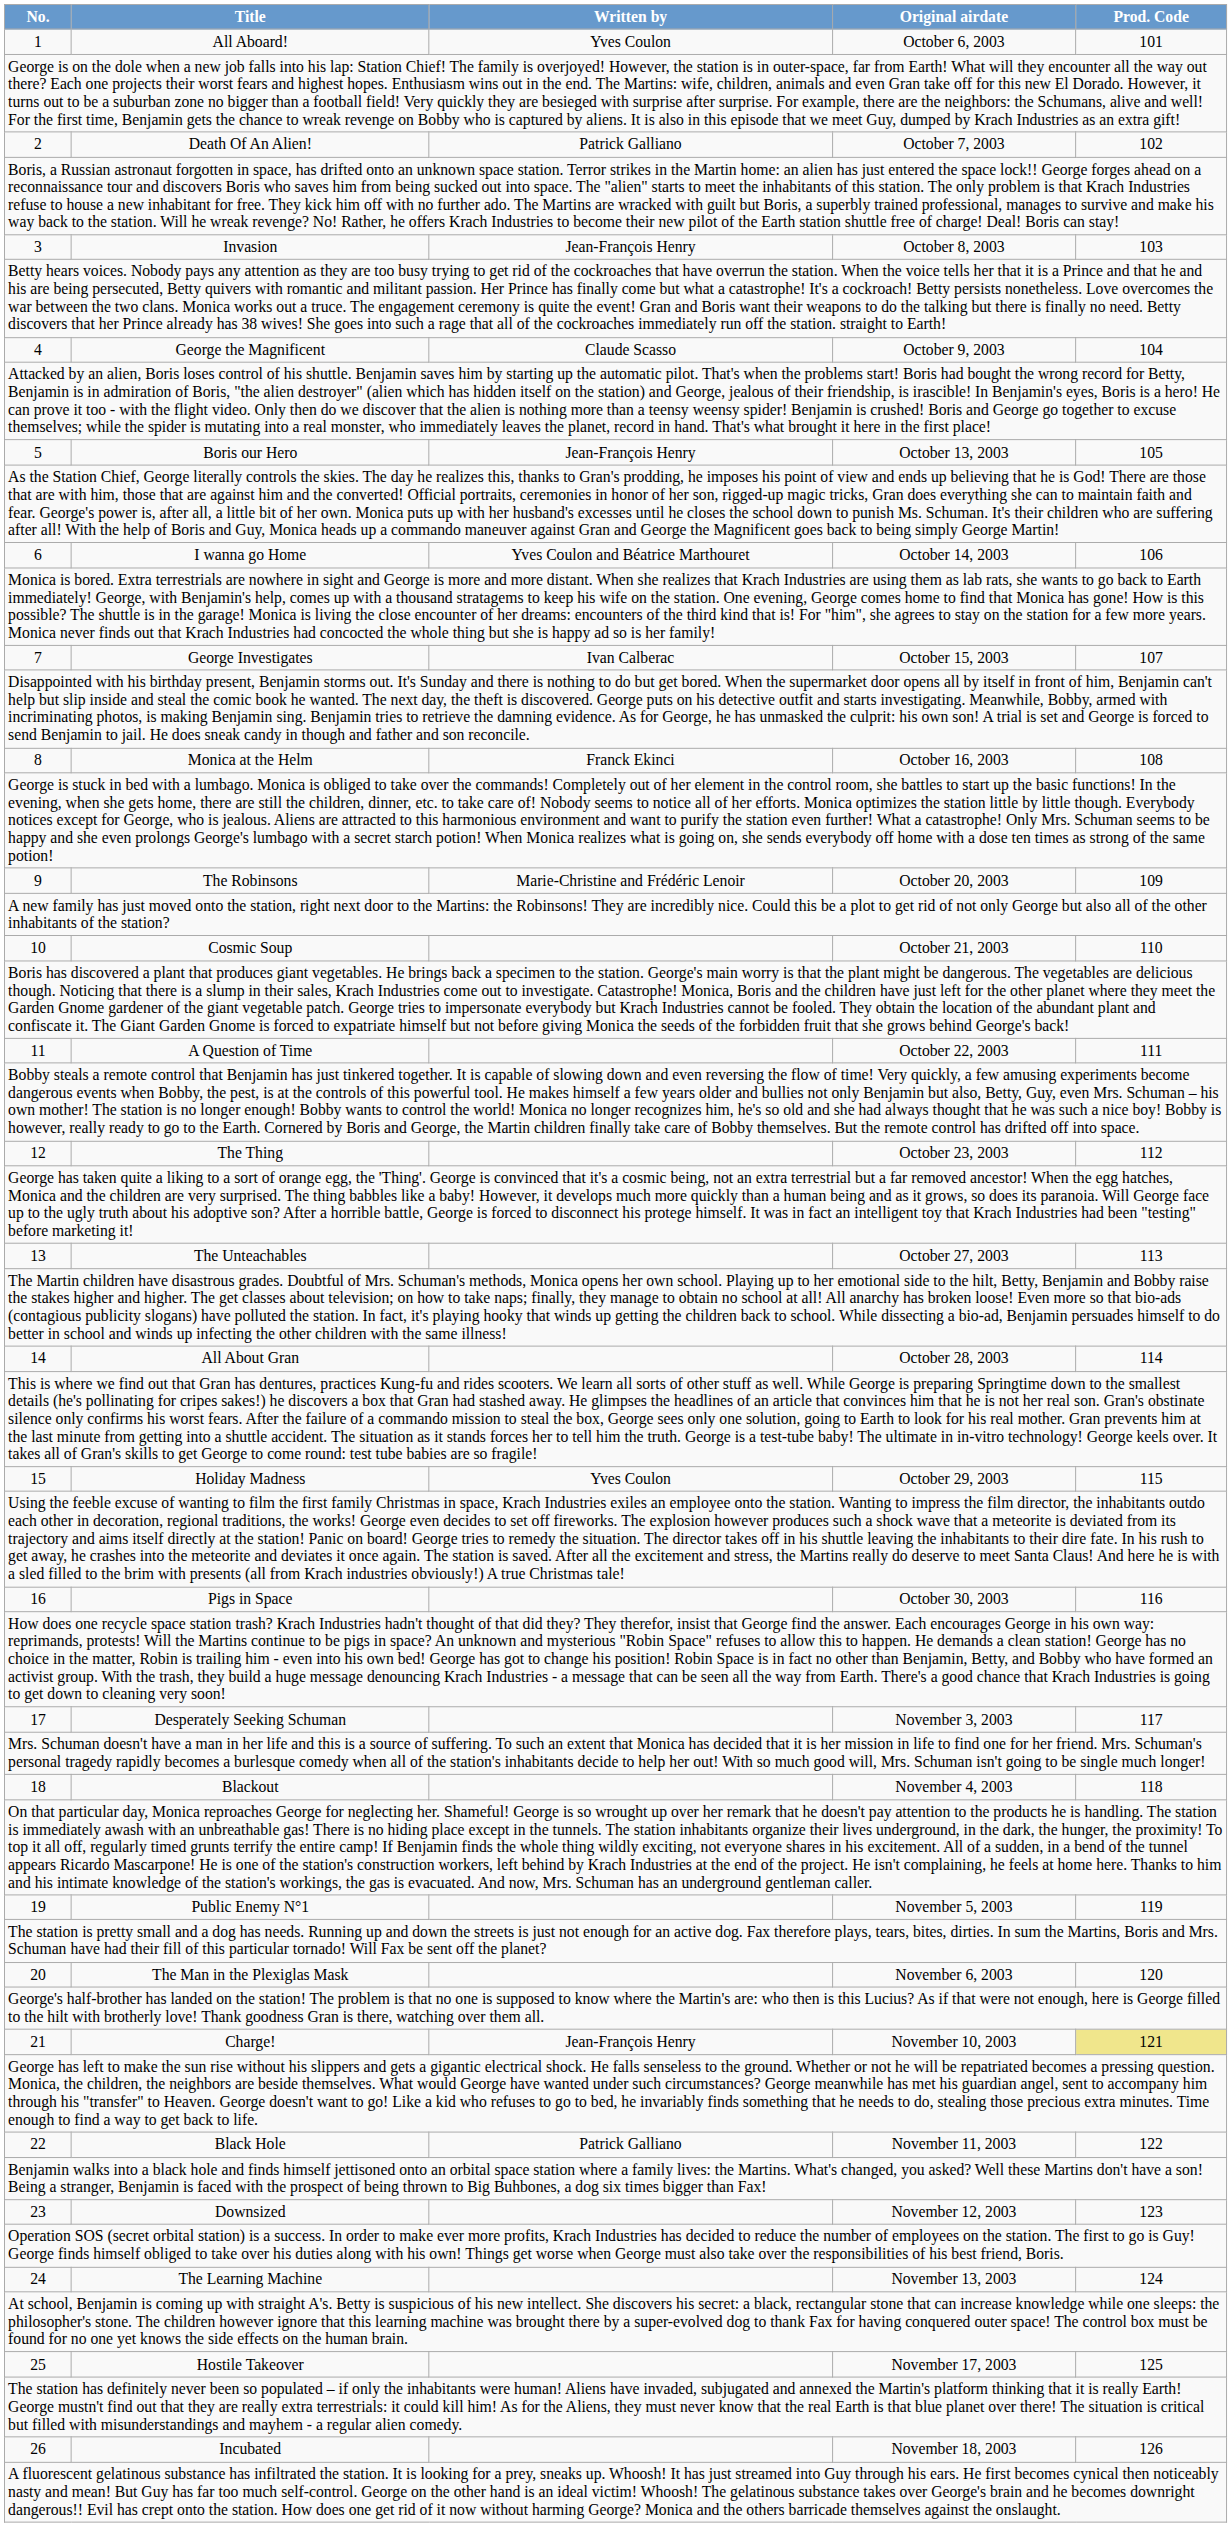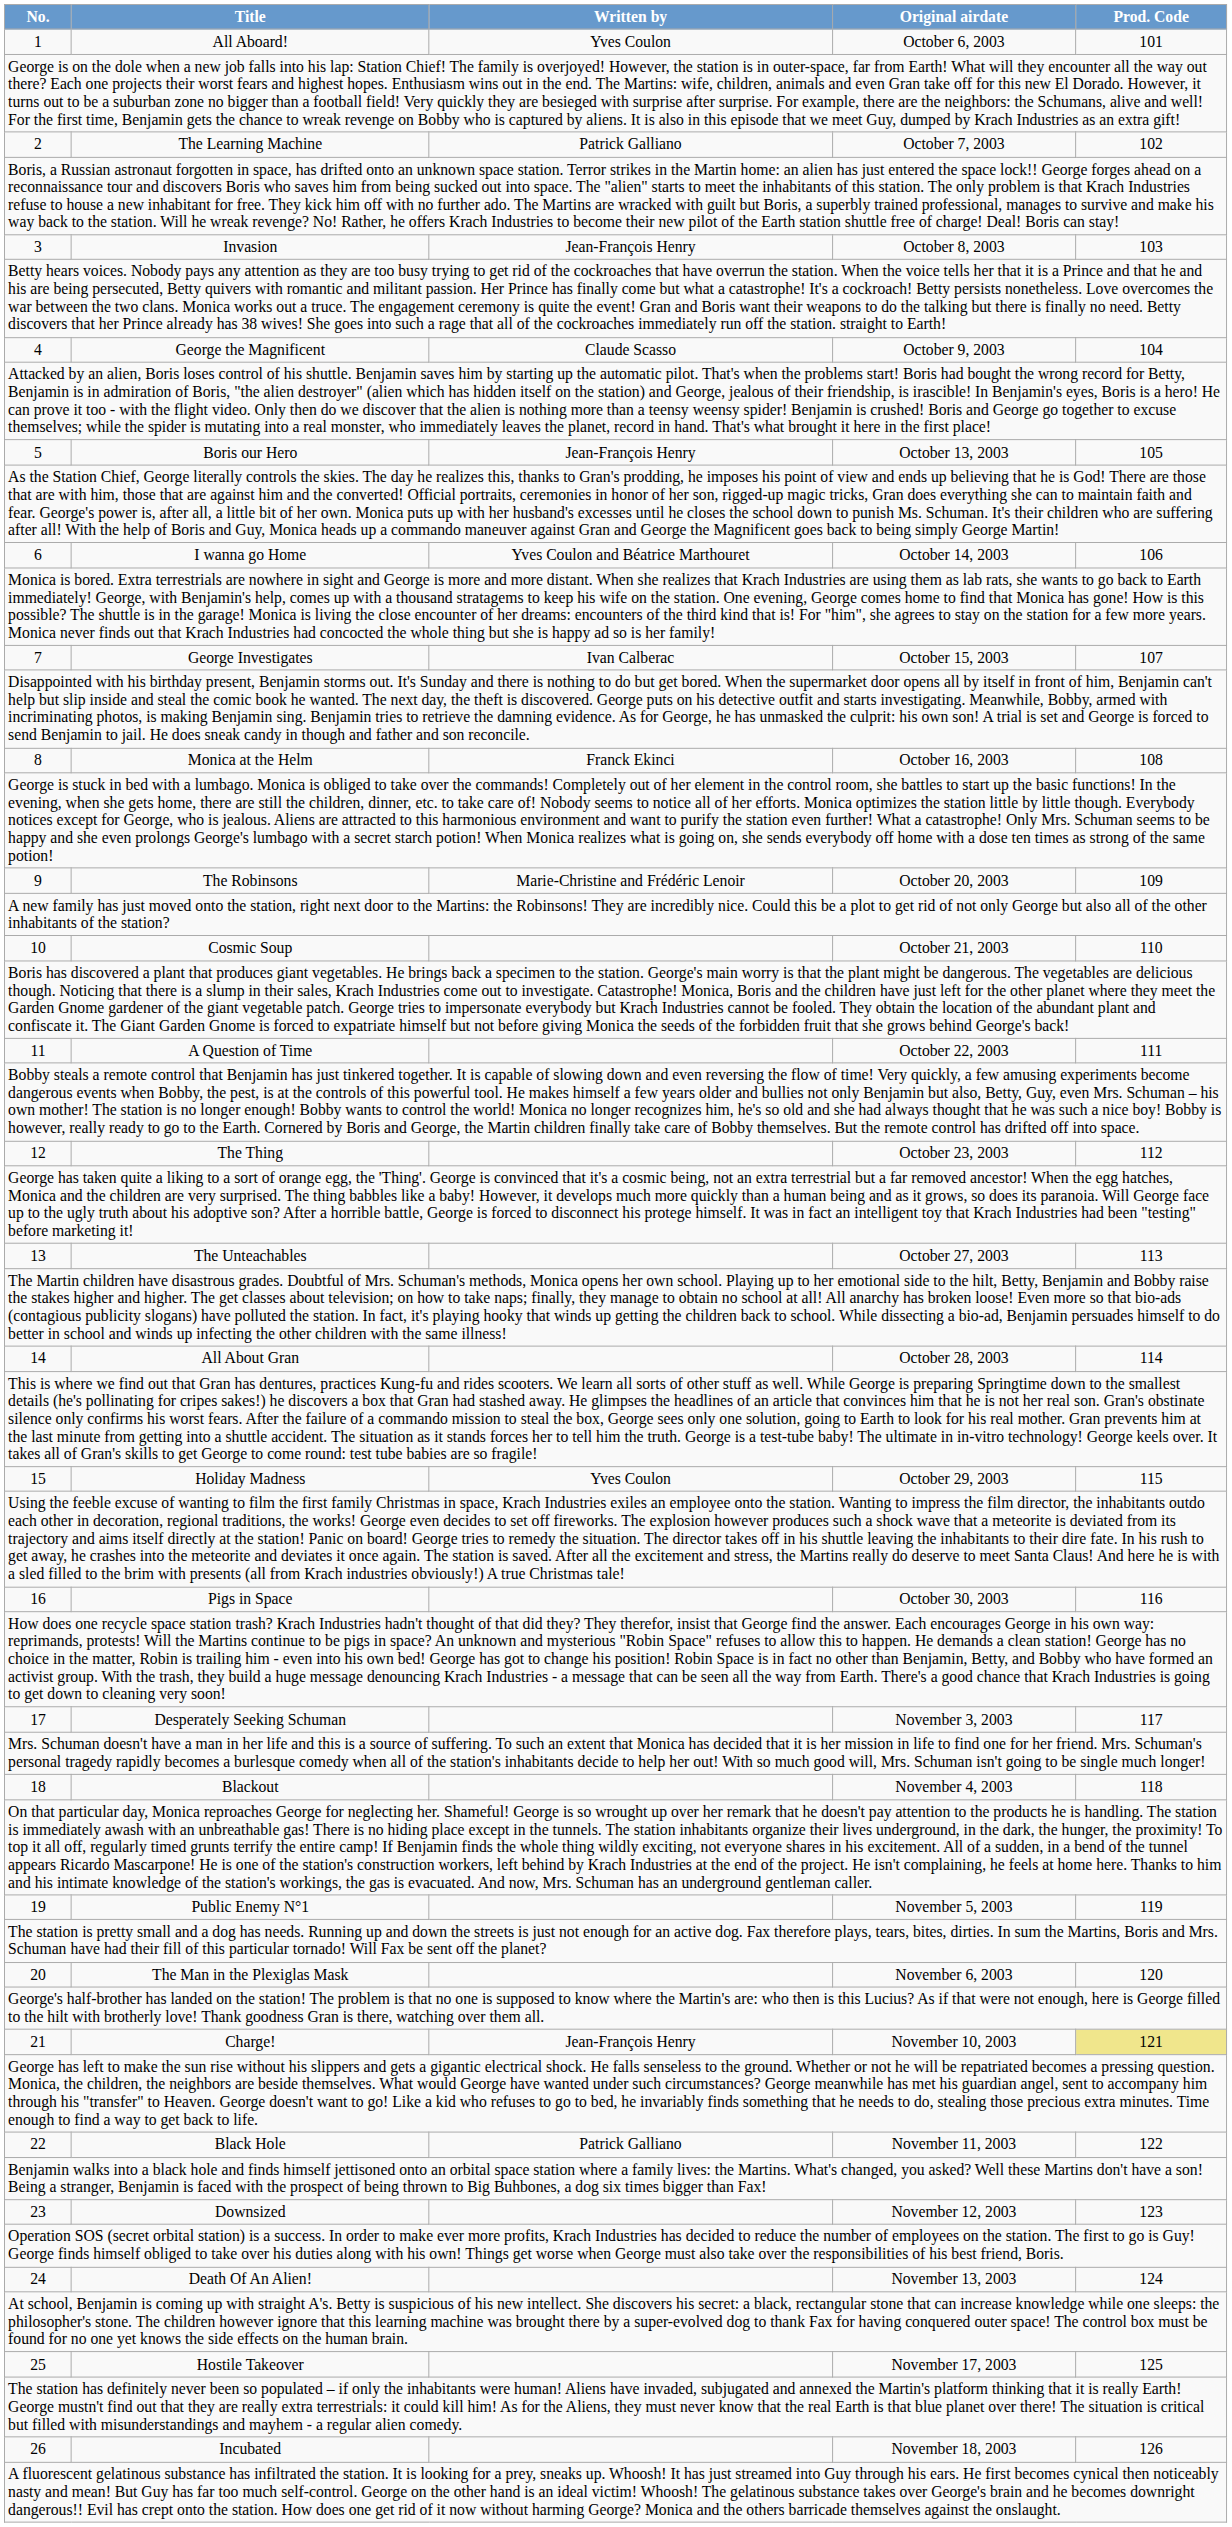(250, 144) Death Of An Alien! -> (250, 144) The Learning Machine
(250, 2279) The Learning Machine -> (250, 2279) Death Of An Alien!
